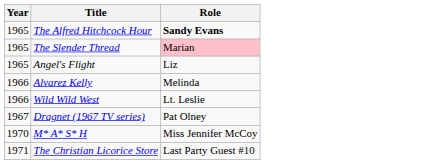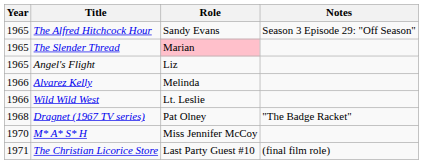+ column: (339, 13)
(193, 30) bold -> (191, 30) normal
(18, 116) 1967 -> (18, 116) 1968
